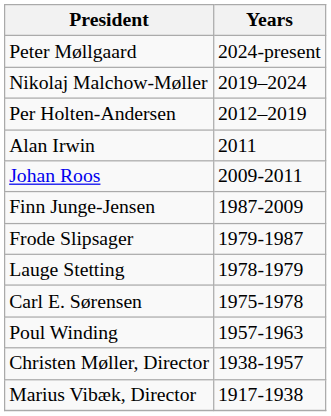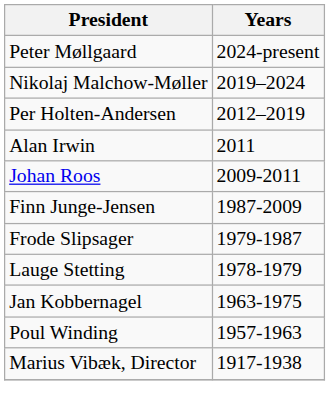- row: (76, 301)
+ row: (76, 301)
- row: (109, 363)
